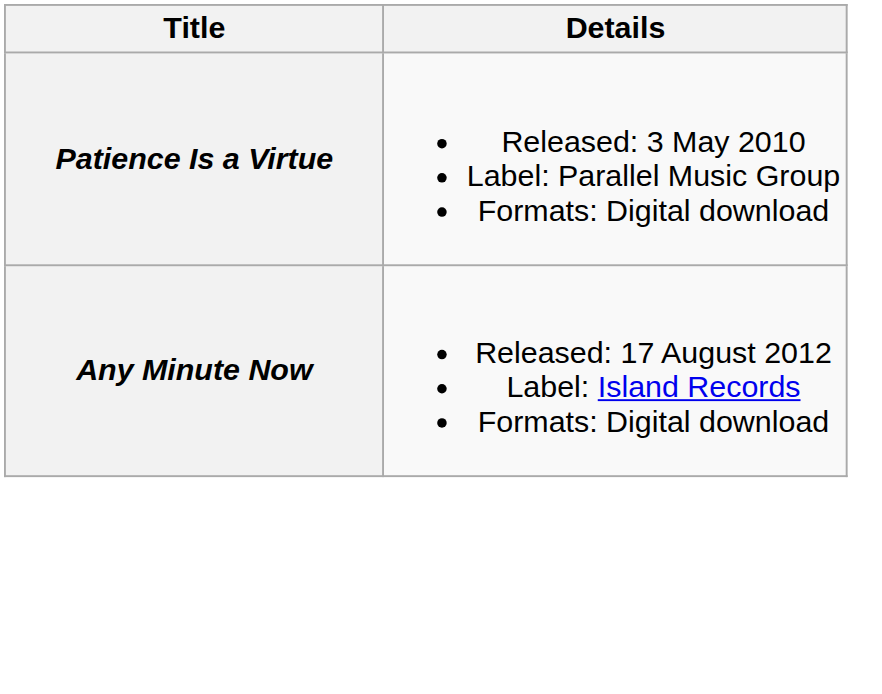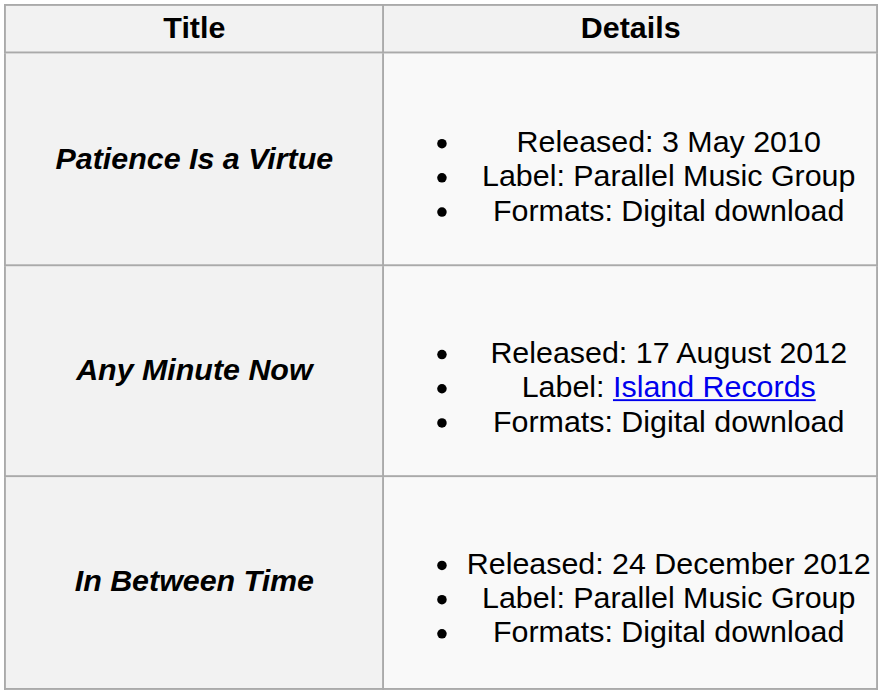+ row: (194, 581)
